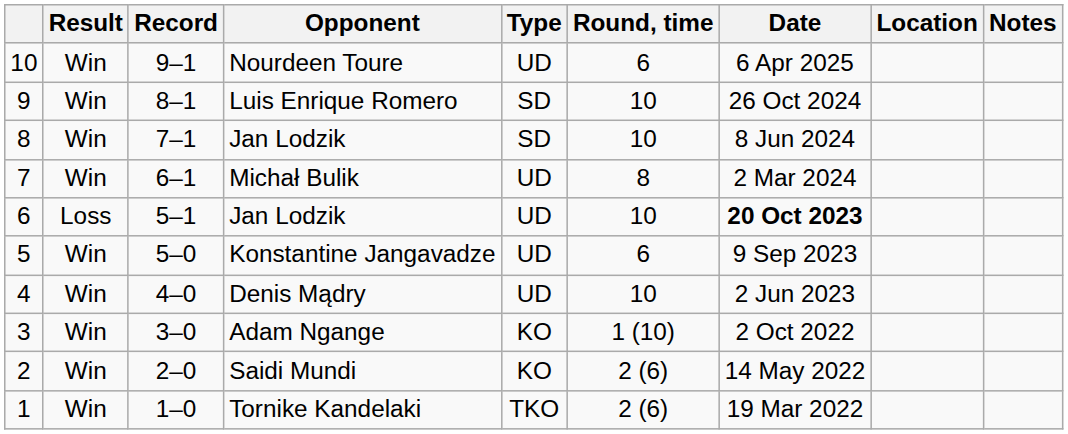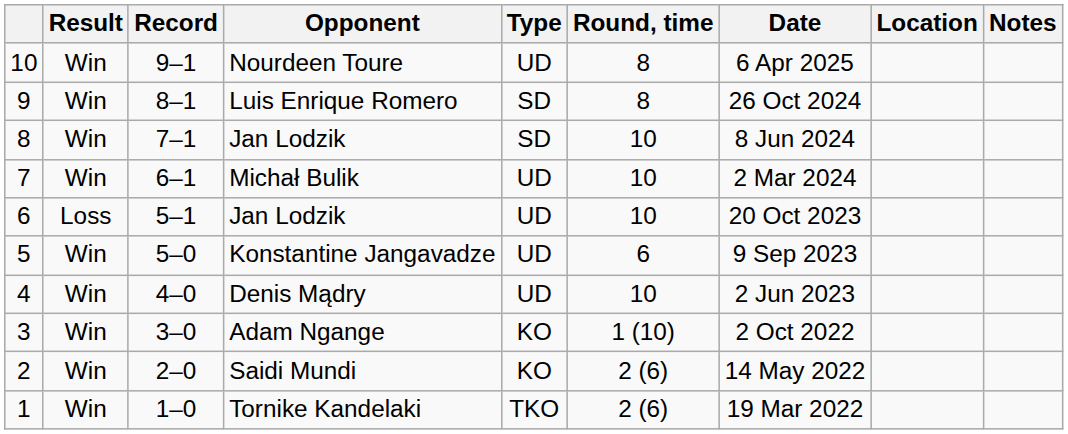(643, 62) 6 -> (643, 62) 8
(643, 100) 10 -> (643, 100) 8
(643, 178) 8 -> (643, 178) 10
(795, 216) bold -> (795, 216) normal
